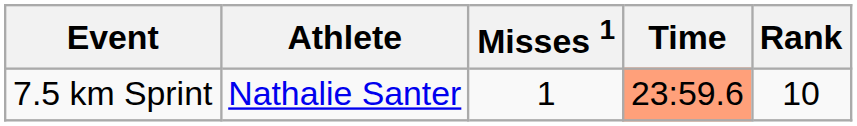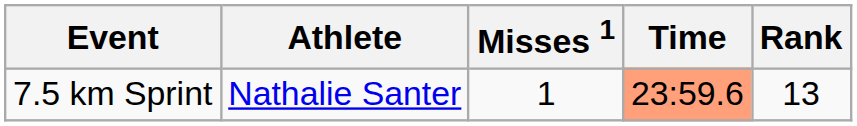(801, 95) 10 -> (801, 95) 13
